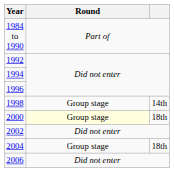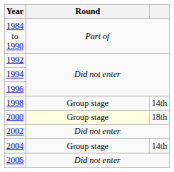(159, 146) 18th -> (159, 146) 14th
